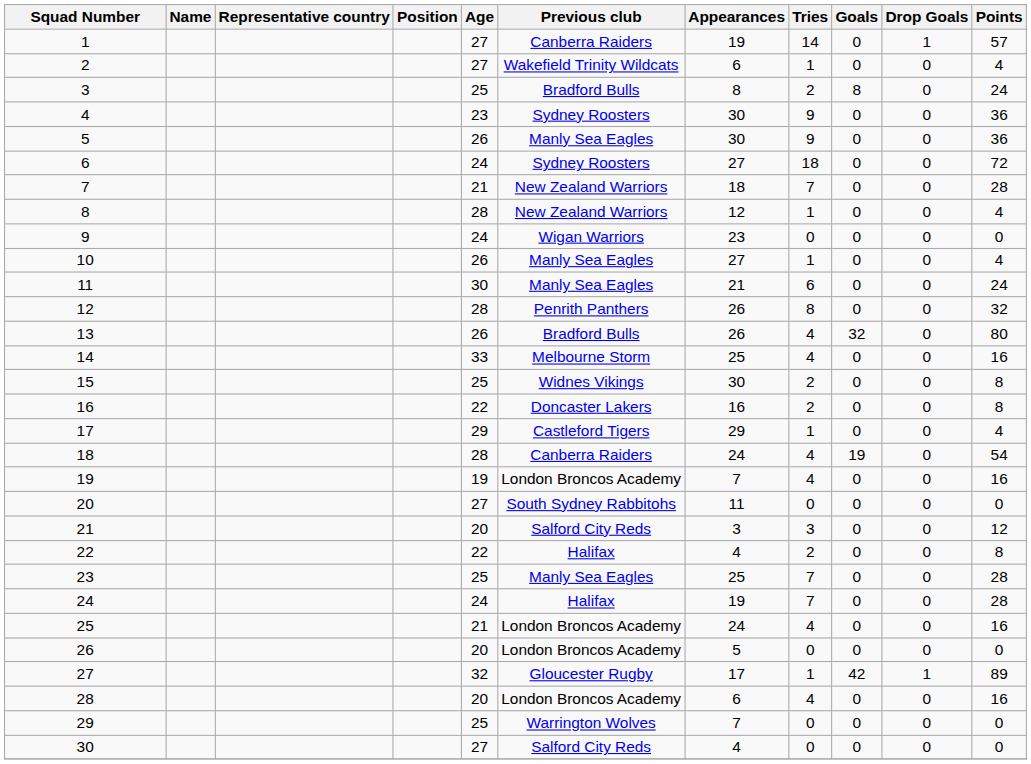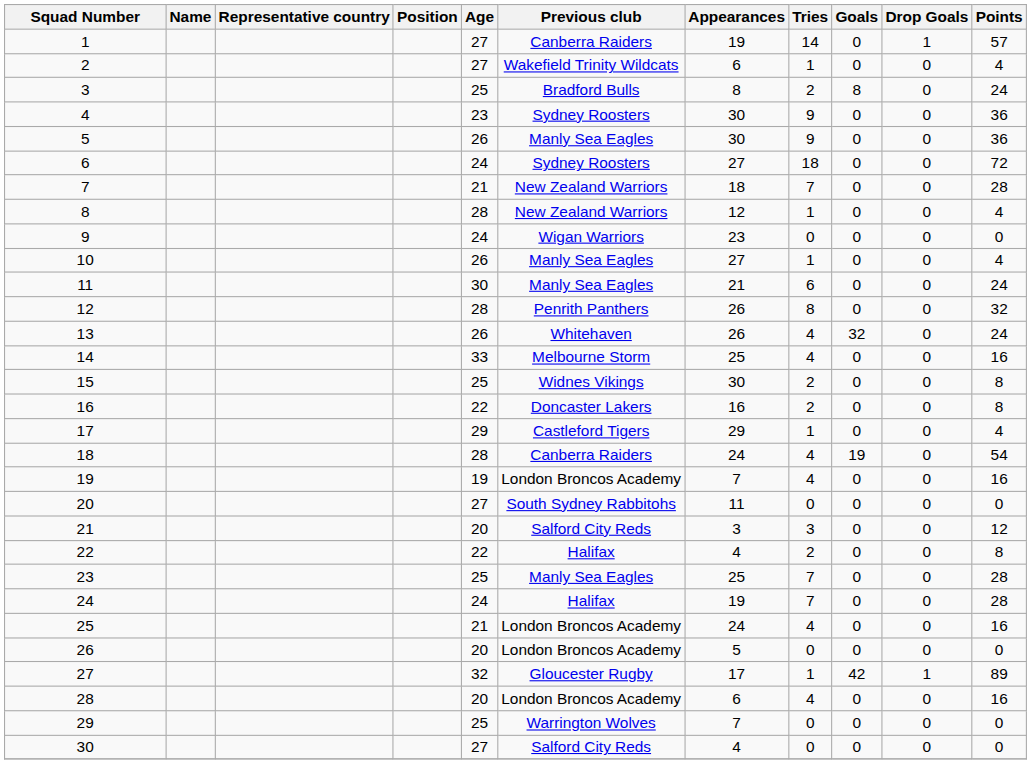(591, 334) Bradford Bulls -> (591, 334) Whitehaven
(999, 334) 80 -> (999, 334) 24
